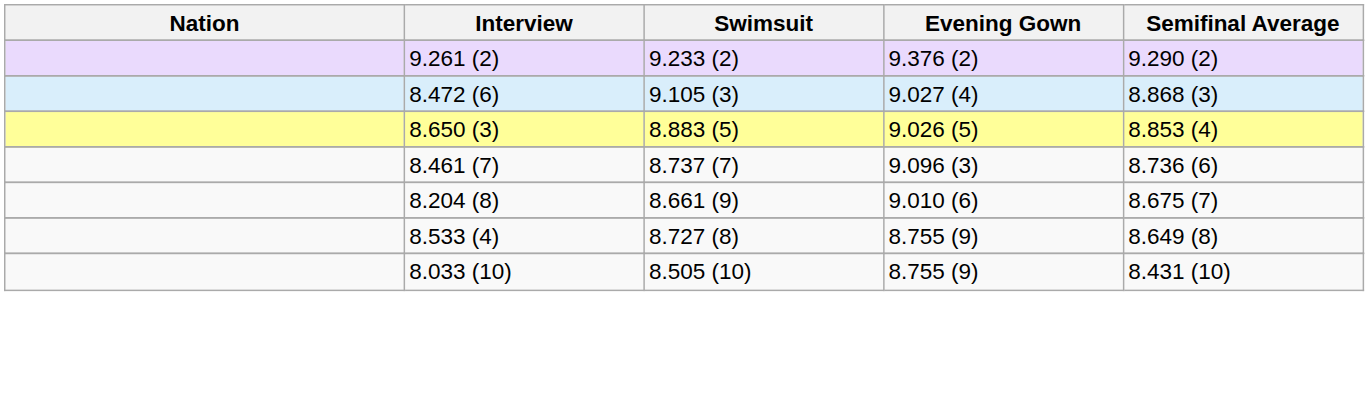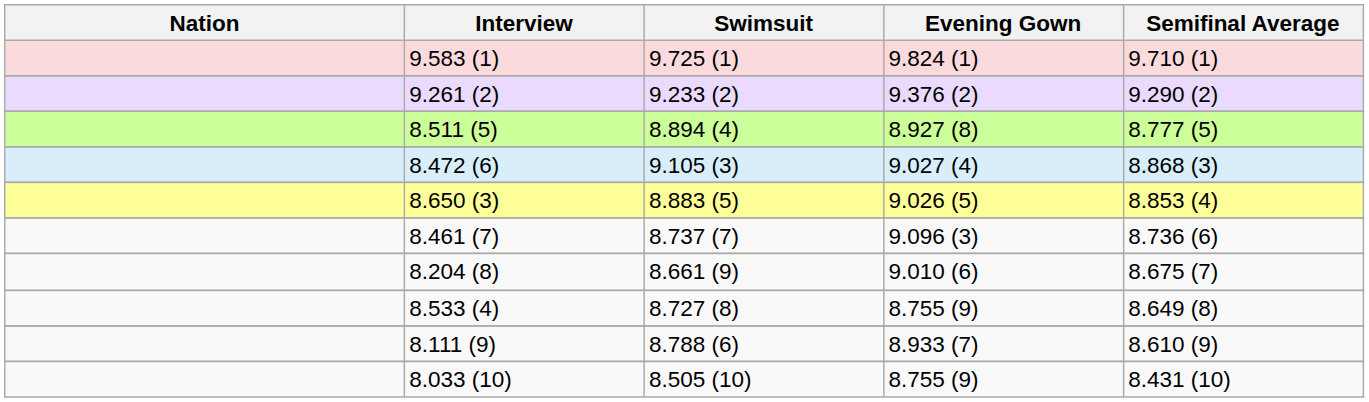+ row: (454, 58)
+ row: (453, 130)
+ row: (453, 343)
